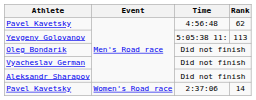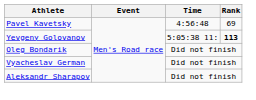(240, 23) 62 -> (231, 23) 69
(240, 36) normal -> (231, 36) bold
- row: (39, 88)
